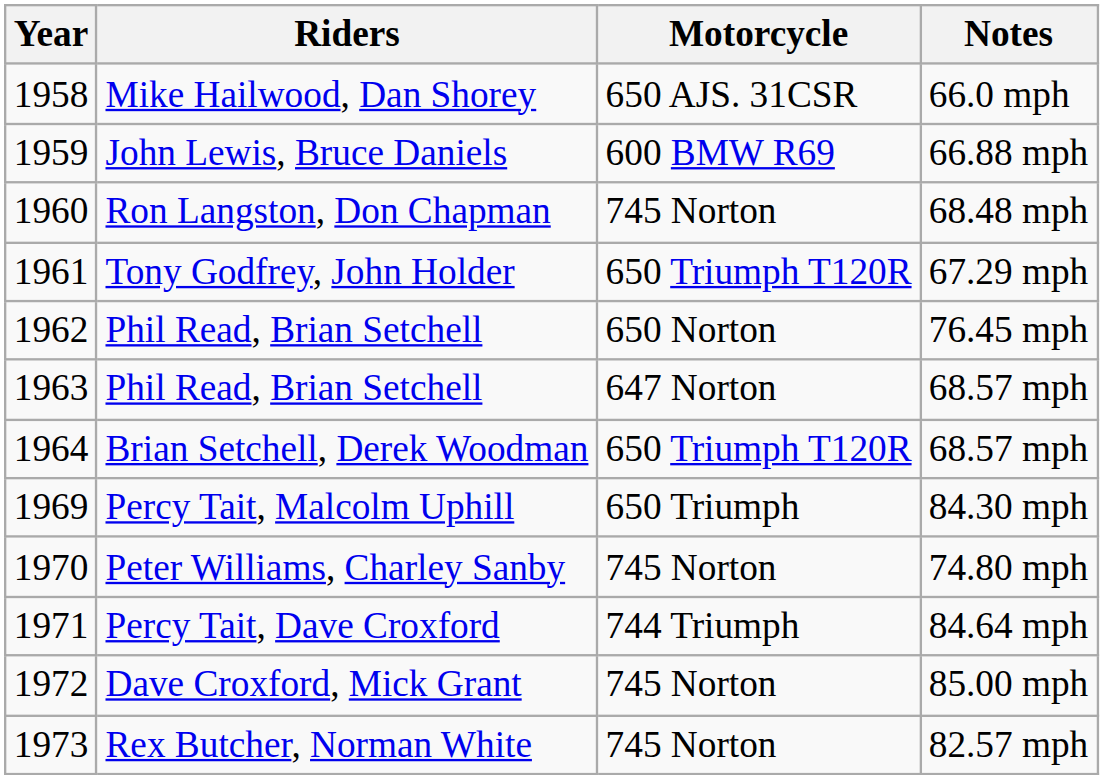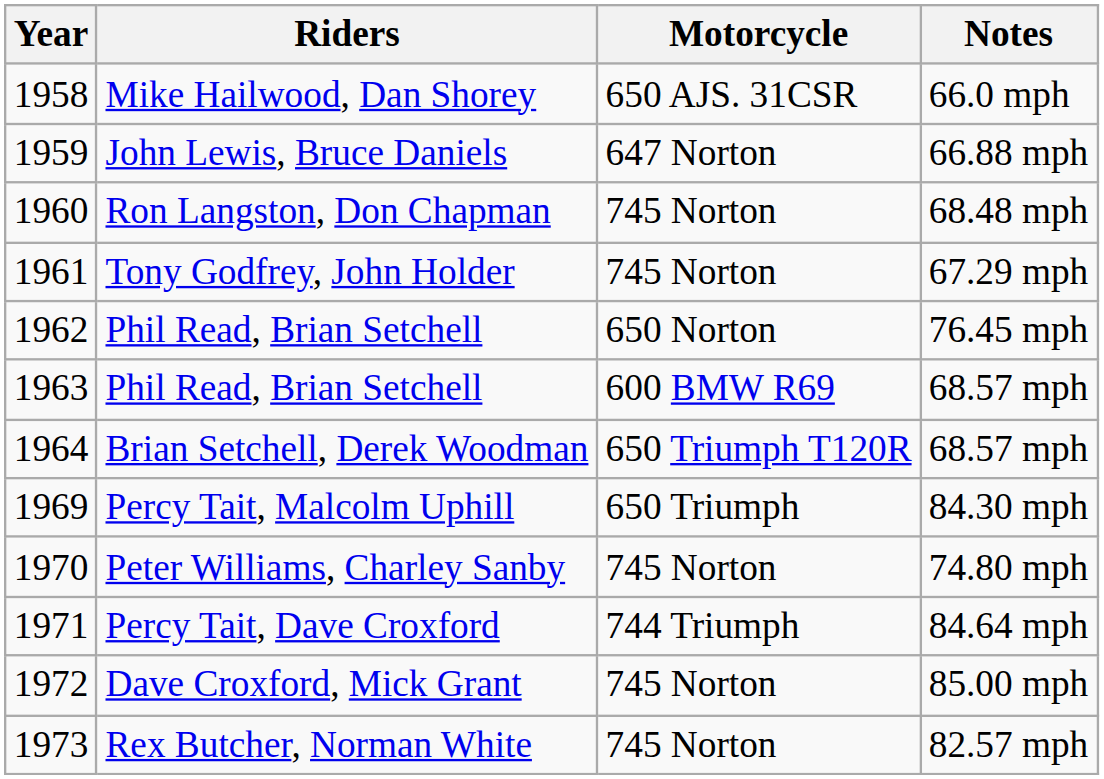(720, 152) 600 BMW R69 -> (691, 152) 647 Norton
(759, 270) 650 Triumph T120R -> (691, 270) 745 Norton
(691, 388) 647 Norton -> (720, 388) 600 BMW R69
